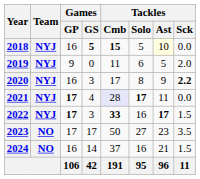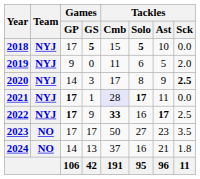(71, 47) 16 -> (71, 47) 17
(115, 47) bold -> (115, 47) normal
(141, 47) normal -> (141, 47) bold
(164, 47) lightyellow background -> (164, 47) no background
(71, 81) 16 -> (71, 81) 14
(185, 81) 2.2 -> (185, 81) 2.5
(92, 98) 4 -> (92, 98) 1
(92, 115) 3 -> (92, 115) 9
(185, 115) 1.5 -> (185, 115) 2.5
(71, 149) 16 -> (71, 149) 14
(92, 149) 14 -> (92, 149) 13
(185, 149) 1.5 -> (185, 149) 1.8
